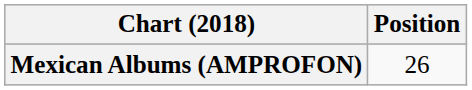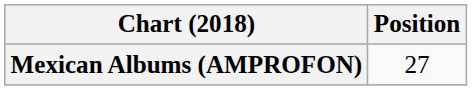(417, 64) 26 -> (417, 64) 27
